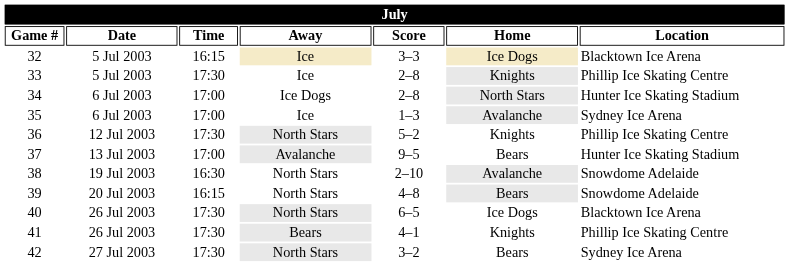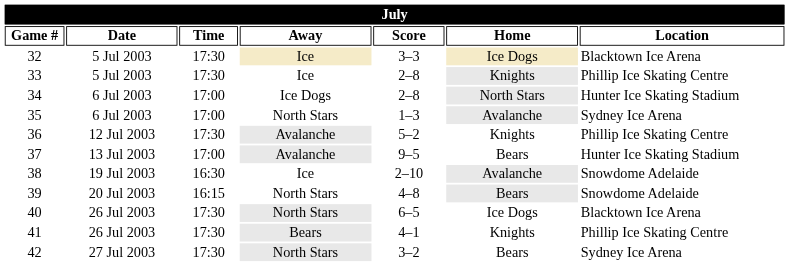(209, 56) 16:15 -> (209, 56) 17:30
(305, 115) Ice -> (305, 115) North Stars
(305, 134) North Stars -> (305, 134) Avalanche
(305, 173) North Stars -> (305, 173) Ice
